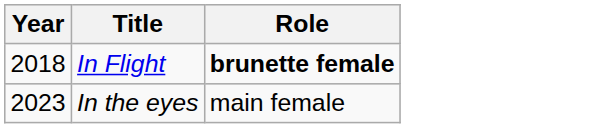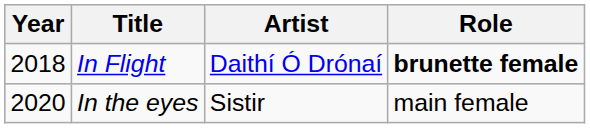+ column: (296, 24)
(38, 102) 2023 -> (38, 102) 2020
